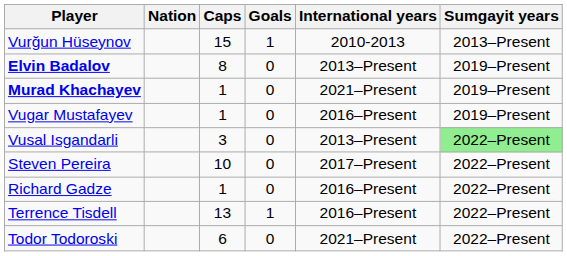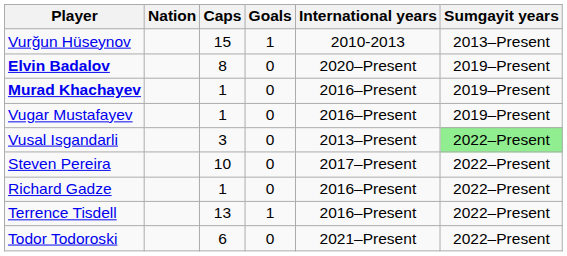(368, 66) 2013–Present -> (368, 66) 2020–Present
(368, 90) 2021–Present -> (368, 90) 2016–Present
